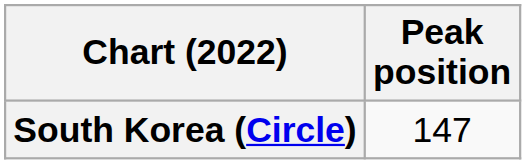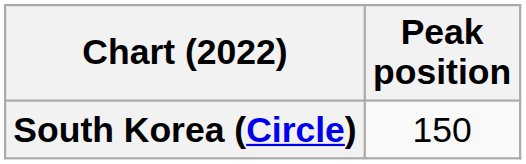(442, 128) 147 -> (442, 128) 150
